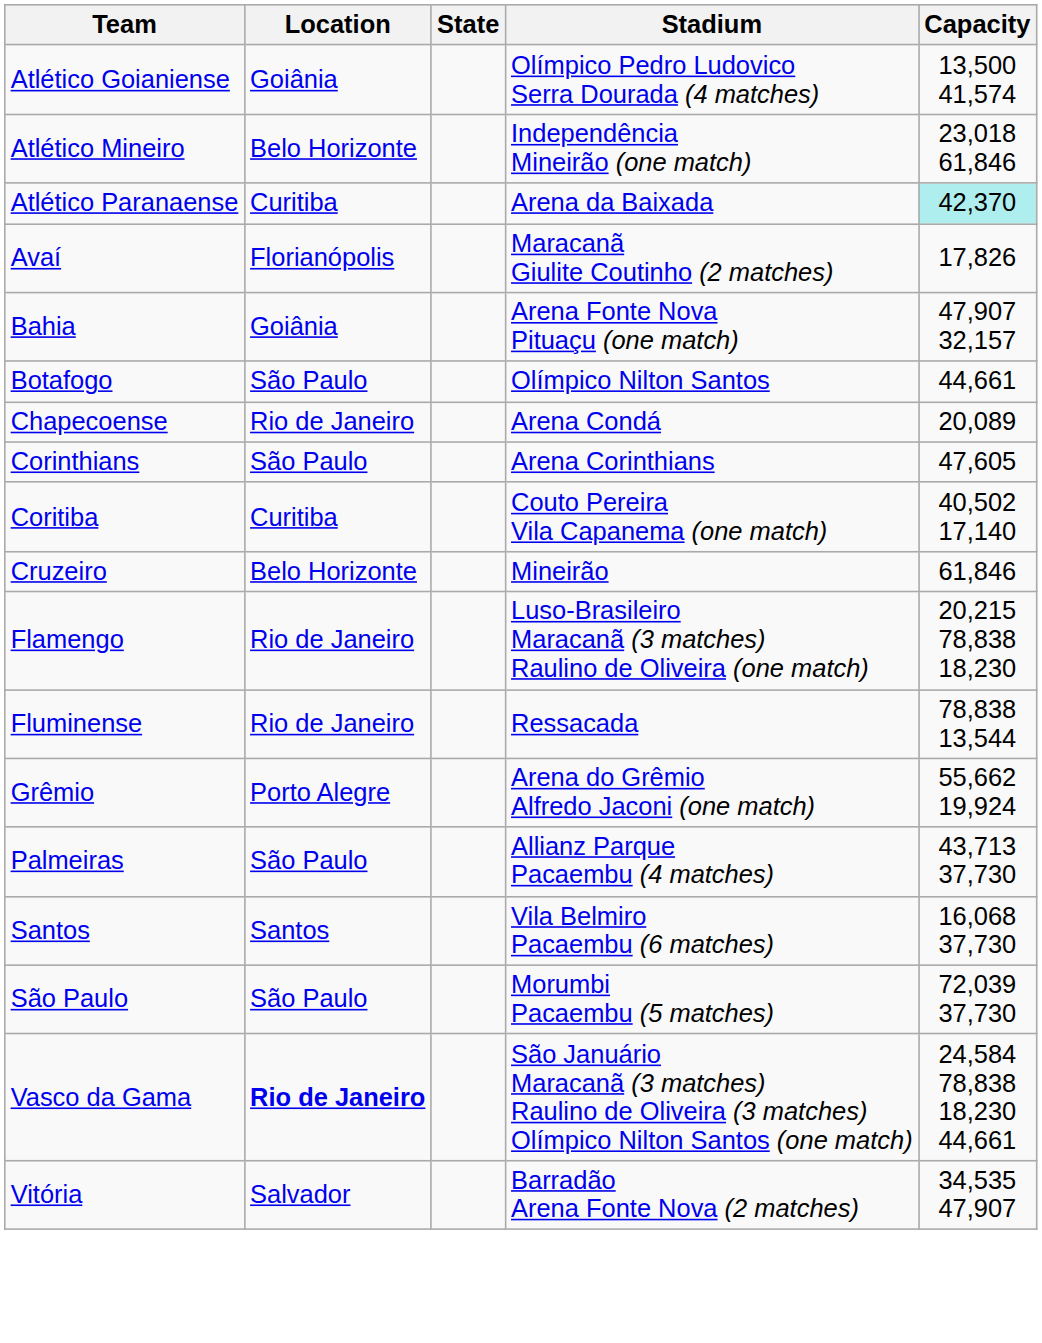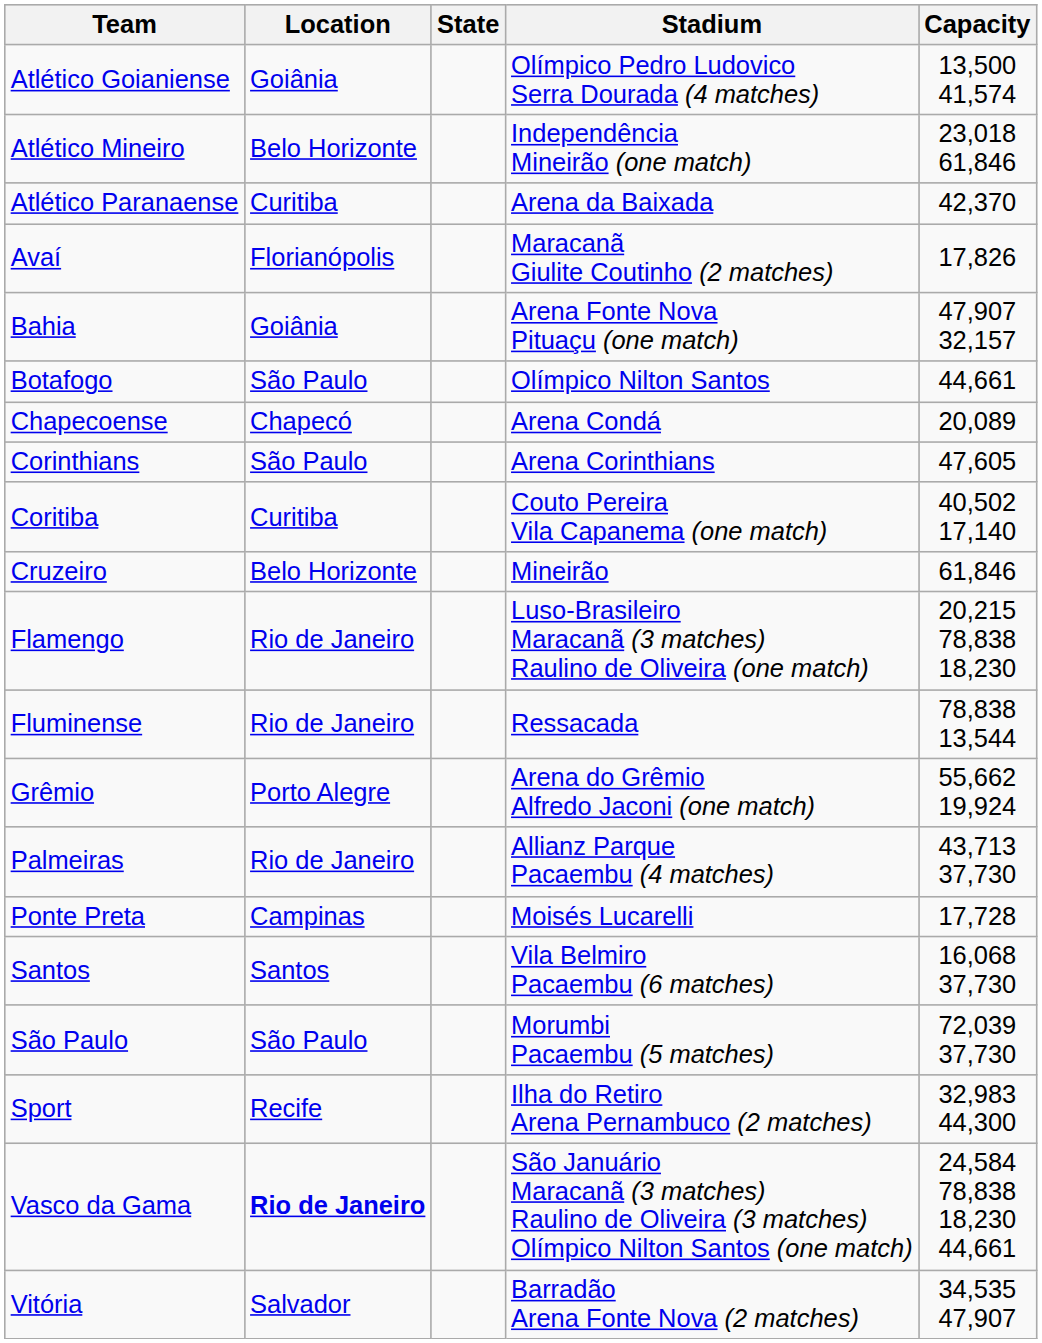(977, 202) paleturquoise background -> (977, 202) no background
(332, 421) Rio de Janeiro -> (301, 421) Chapecó
(309, 861) São Paulo -> (332, 861) Rio de Janeiro
+ row: (78, 916)
+ row: (41, 1108)
